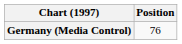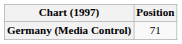(155, 30) 76 -> (155, 30) 71
